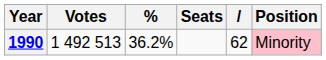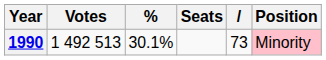(151, 42) 36.2% -> (151, 42) 30.1%
(239, 42) 62 -> (239, 42) 73
